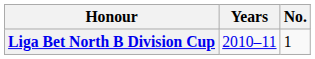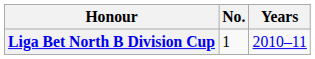columns swapped: (295, 16) <-> (249, 16)
